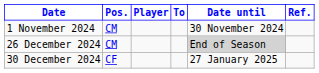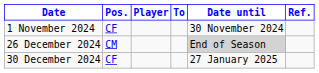(111, 28) CM -> (111, 28) CF
